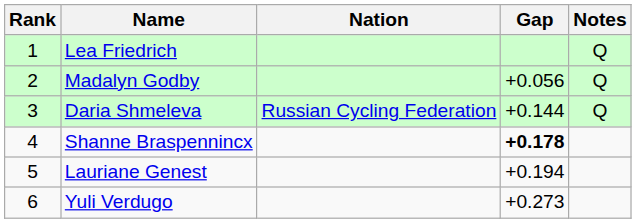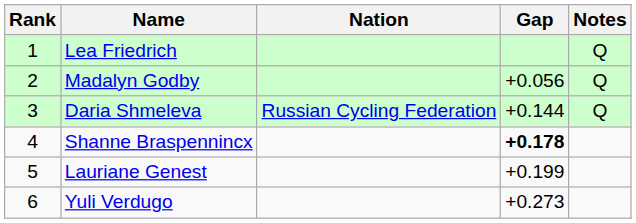(535, 171) +0.194 -> (535, 171) +0.199
